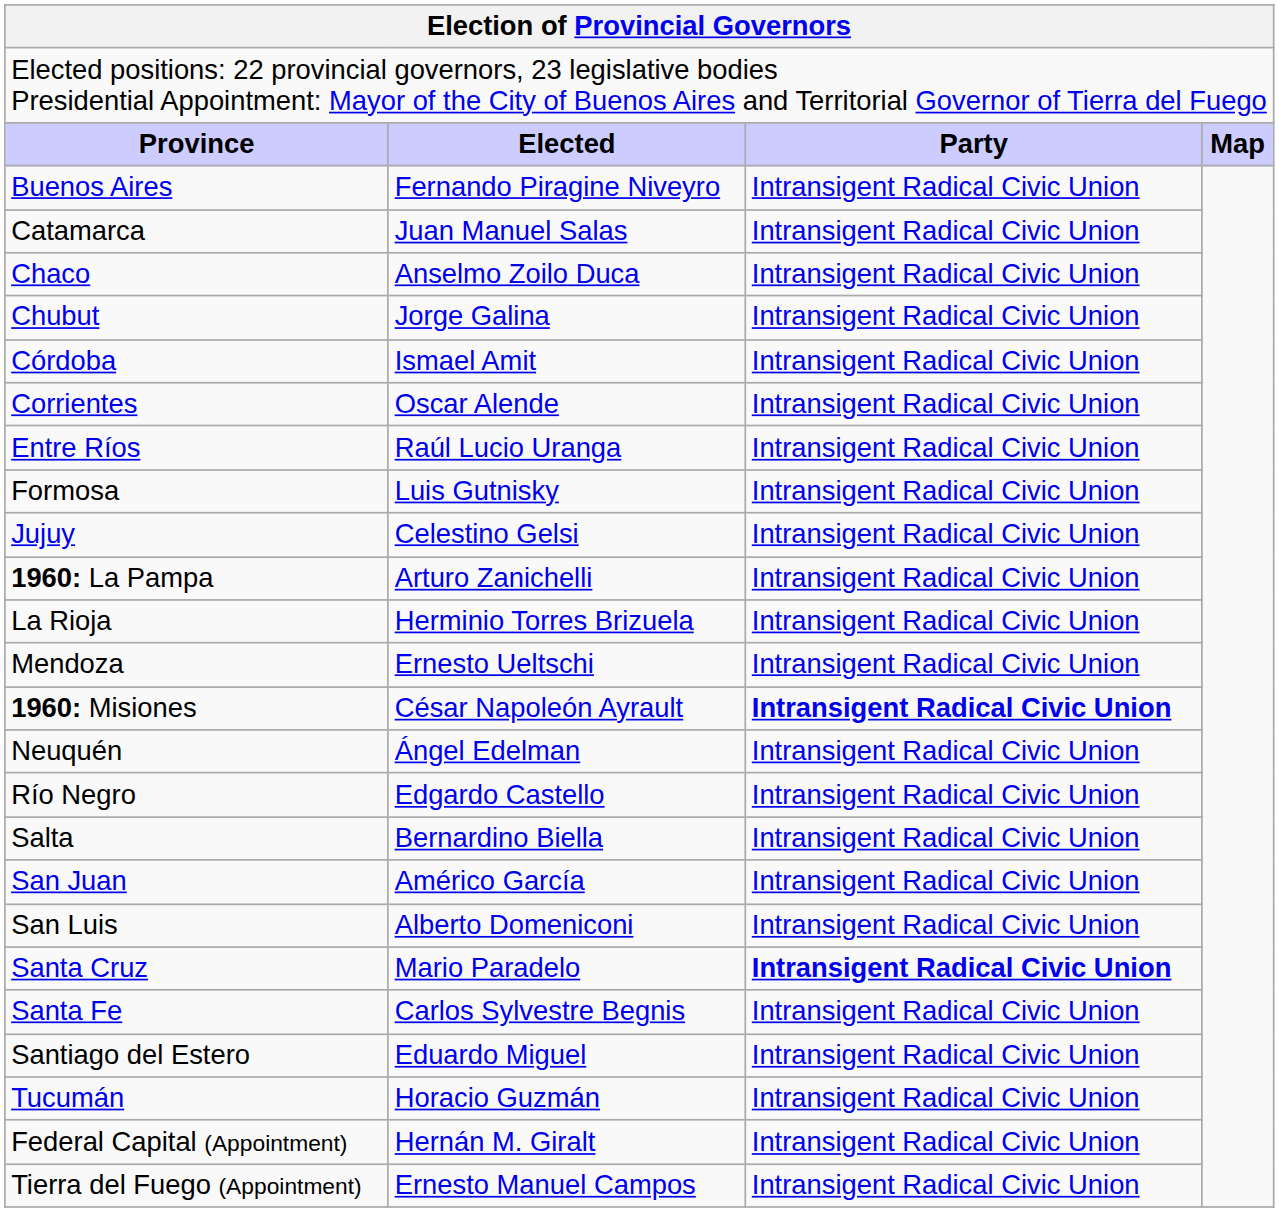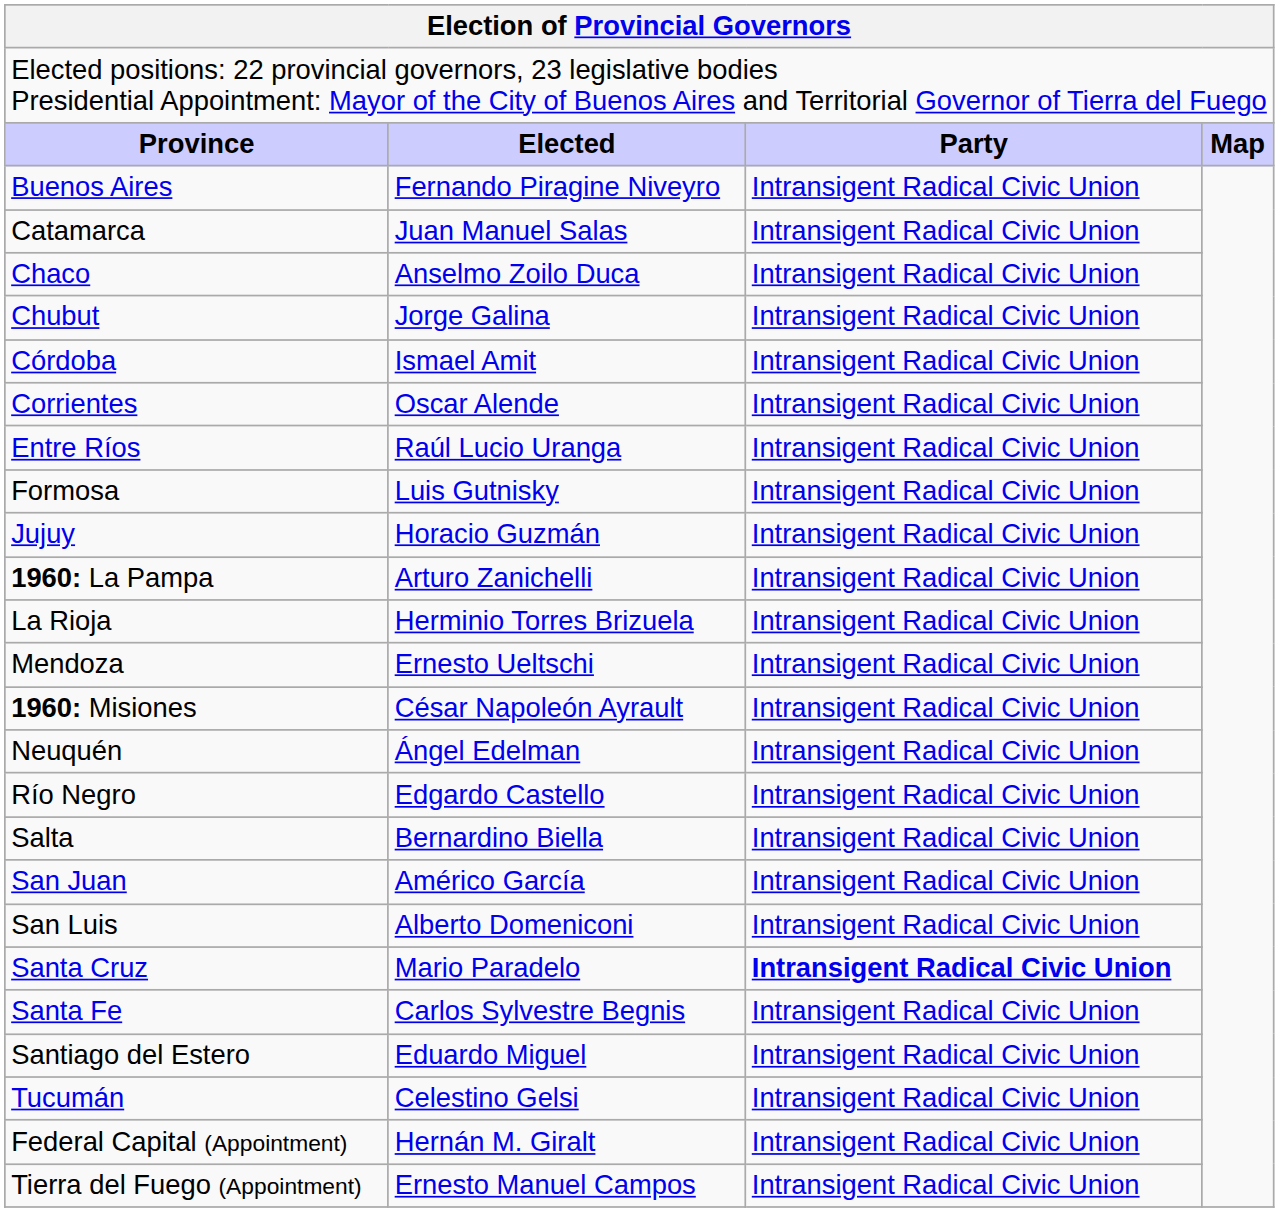(487, 534) Celestino Gelsi -> (497, 534) Horacio Guzmán
(962, 707) bold -> (946, 707) normal
(497, 1098) Horacio Guzmán -> (487, 1098) Celestino Gelsi
